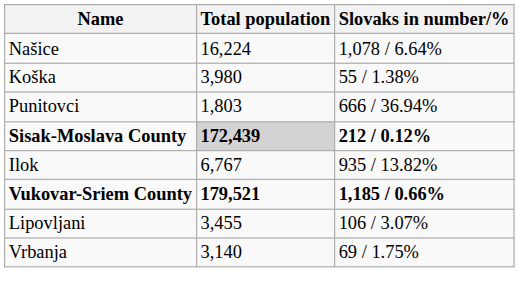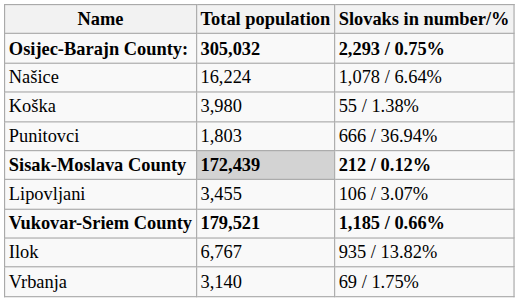+ row: (99, 48)
rows swapped: (47, 223) <-> (24, 164)
